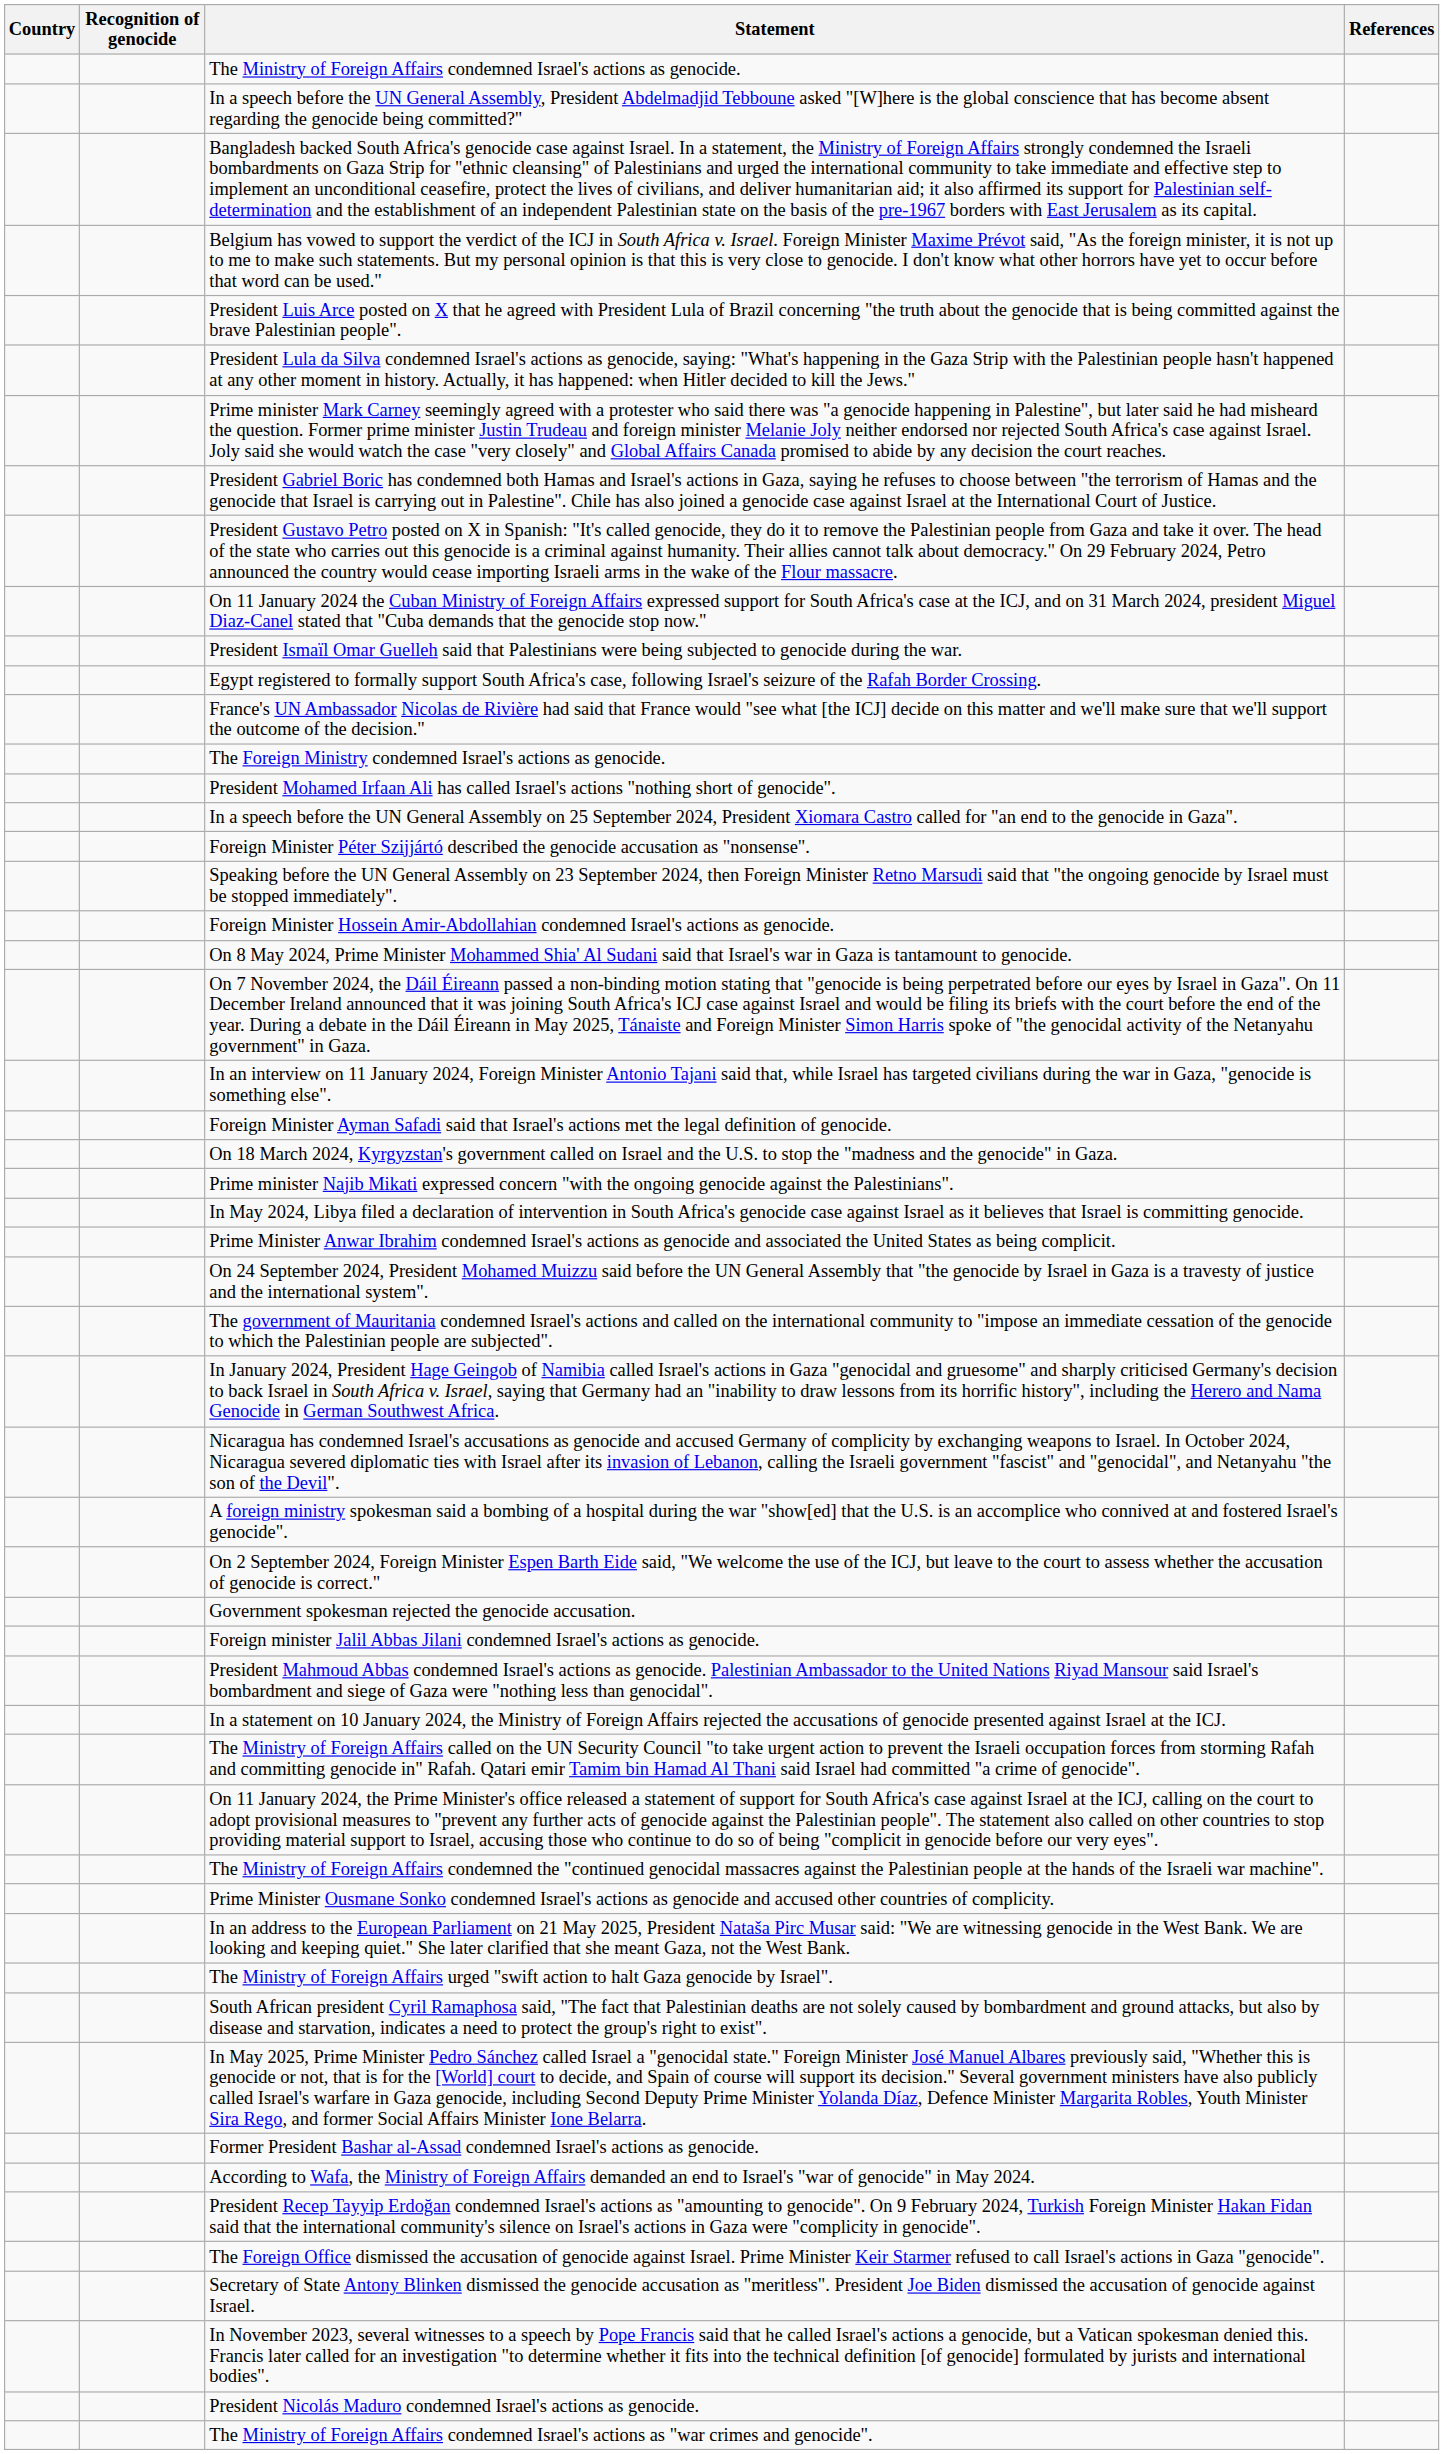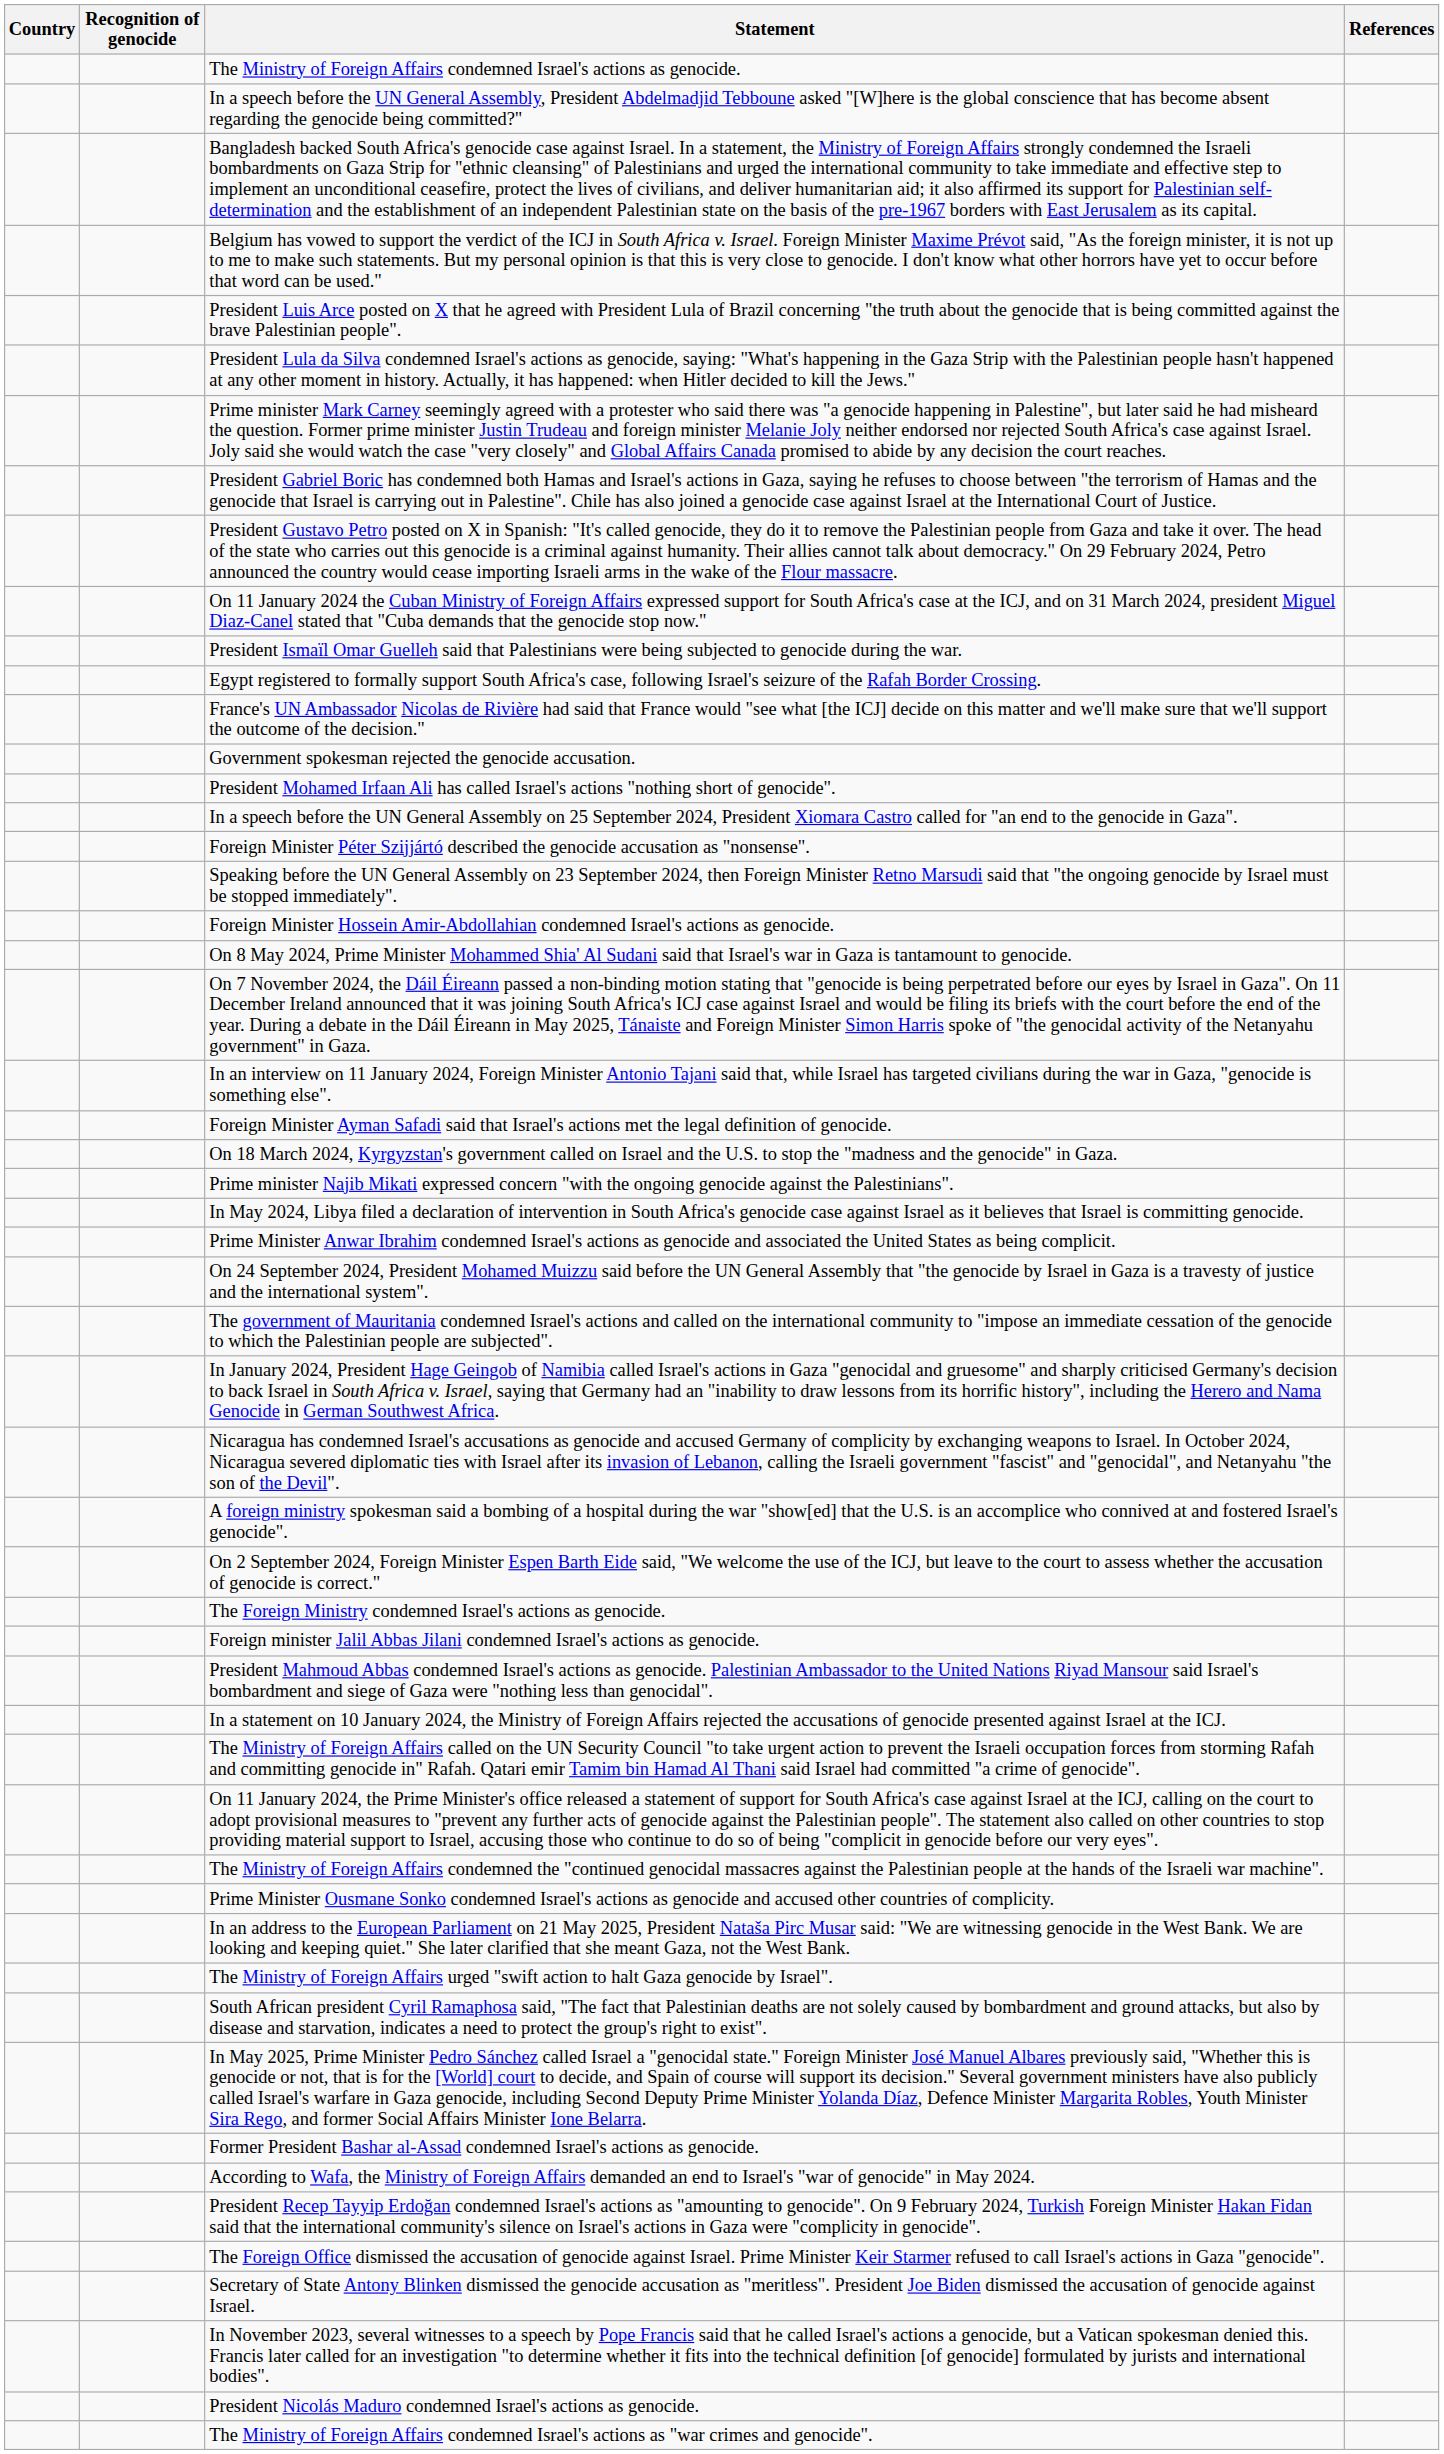rows swapped: (422, 1611) <-> (437, 758)
